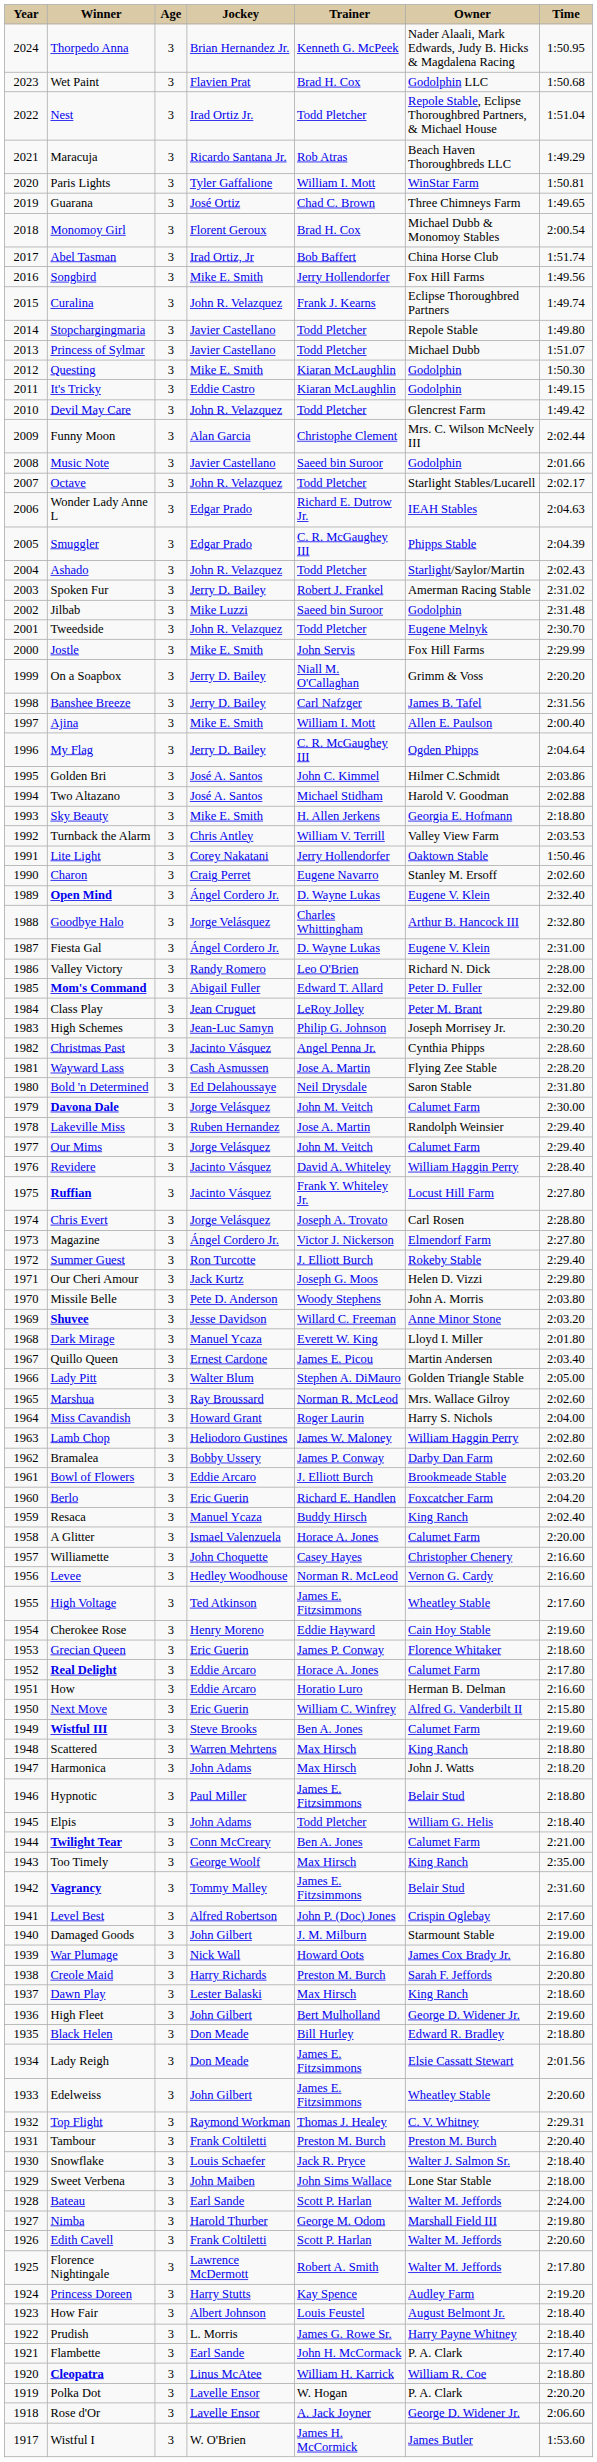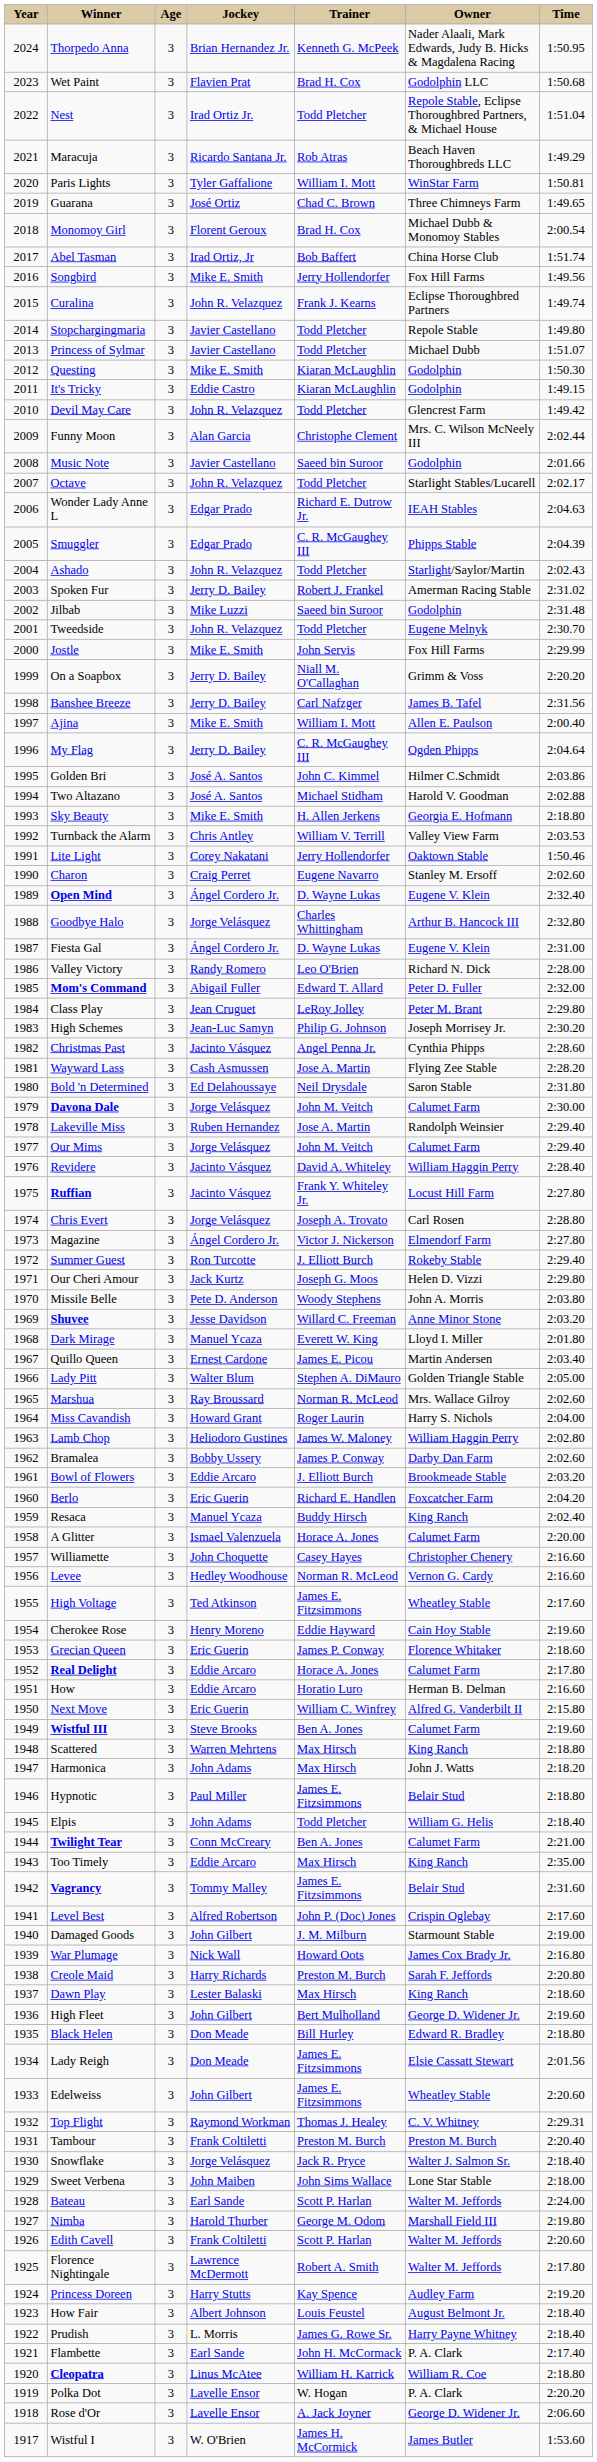(225, 1862) George Woolf -> (223, 1862) Eddie Arcaro
(227, 2161) Louis Schaefer -> (230, 2161) Jorge Velásquez
